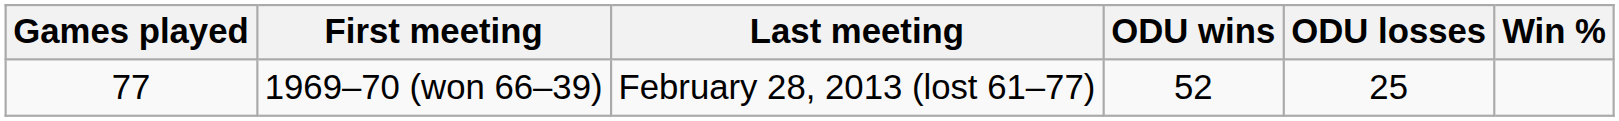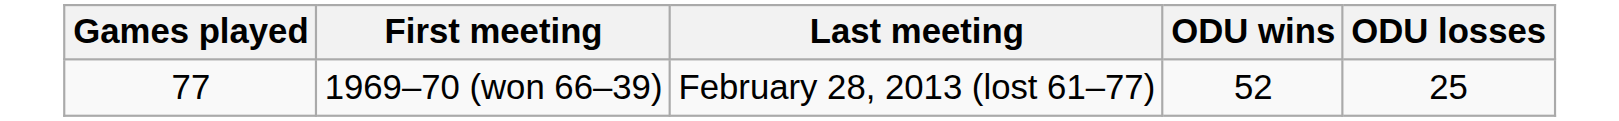- column: (1554, 32)
